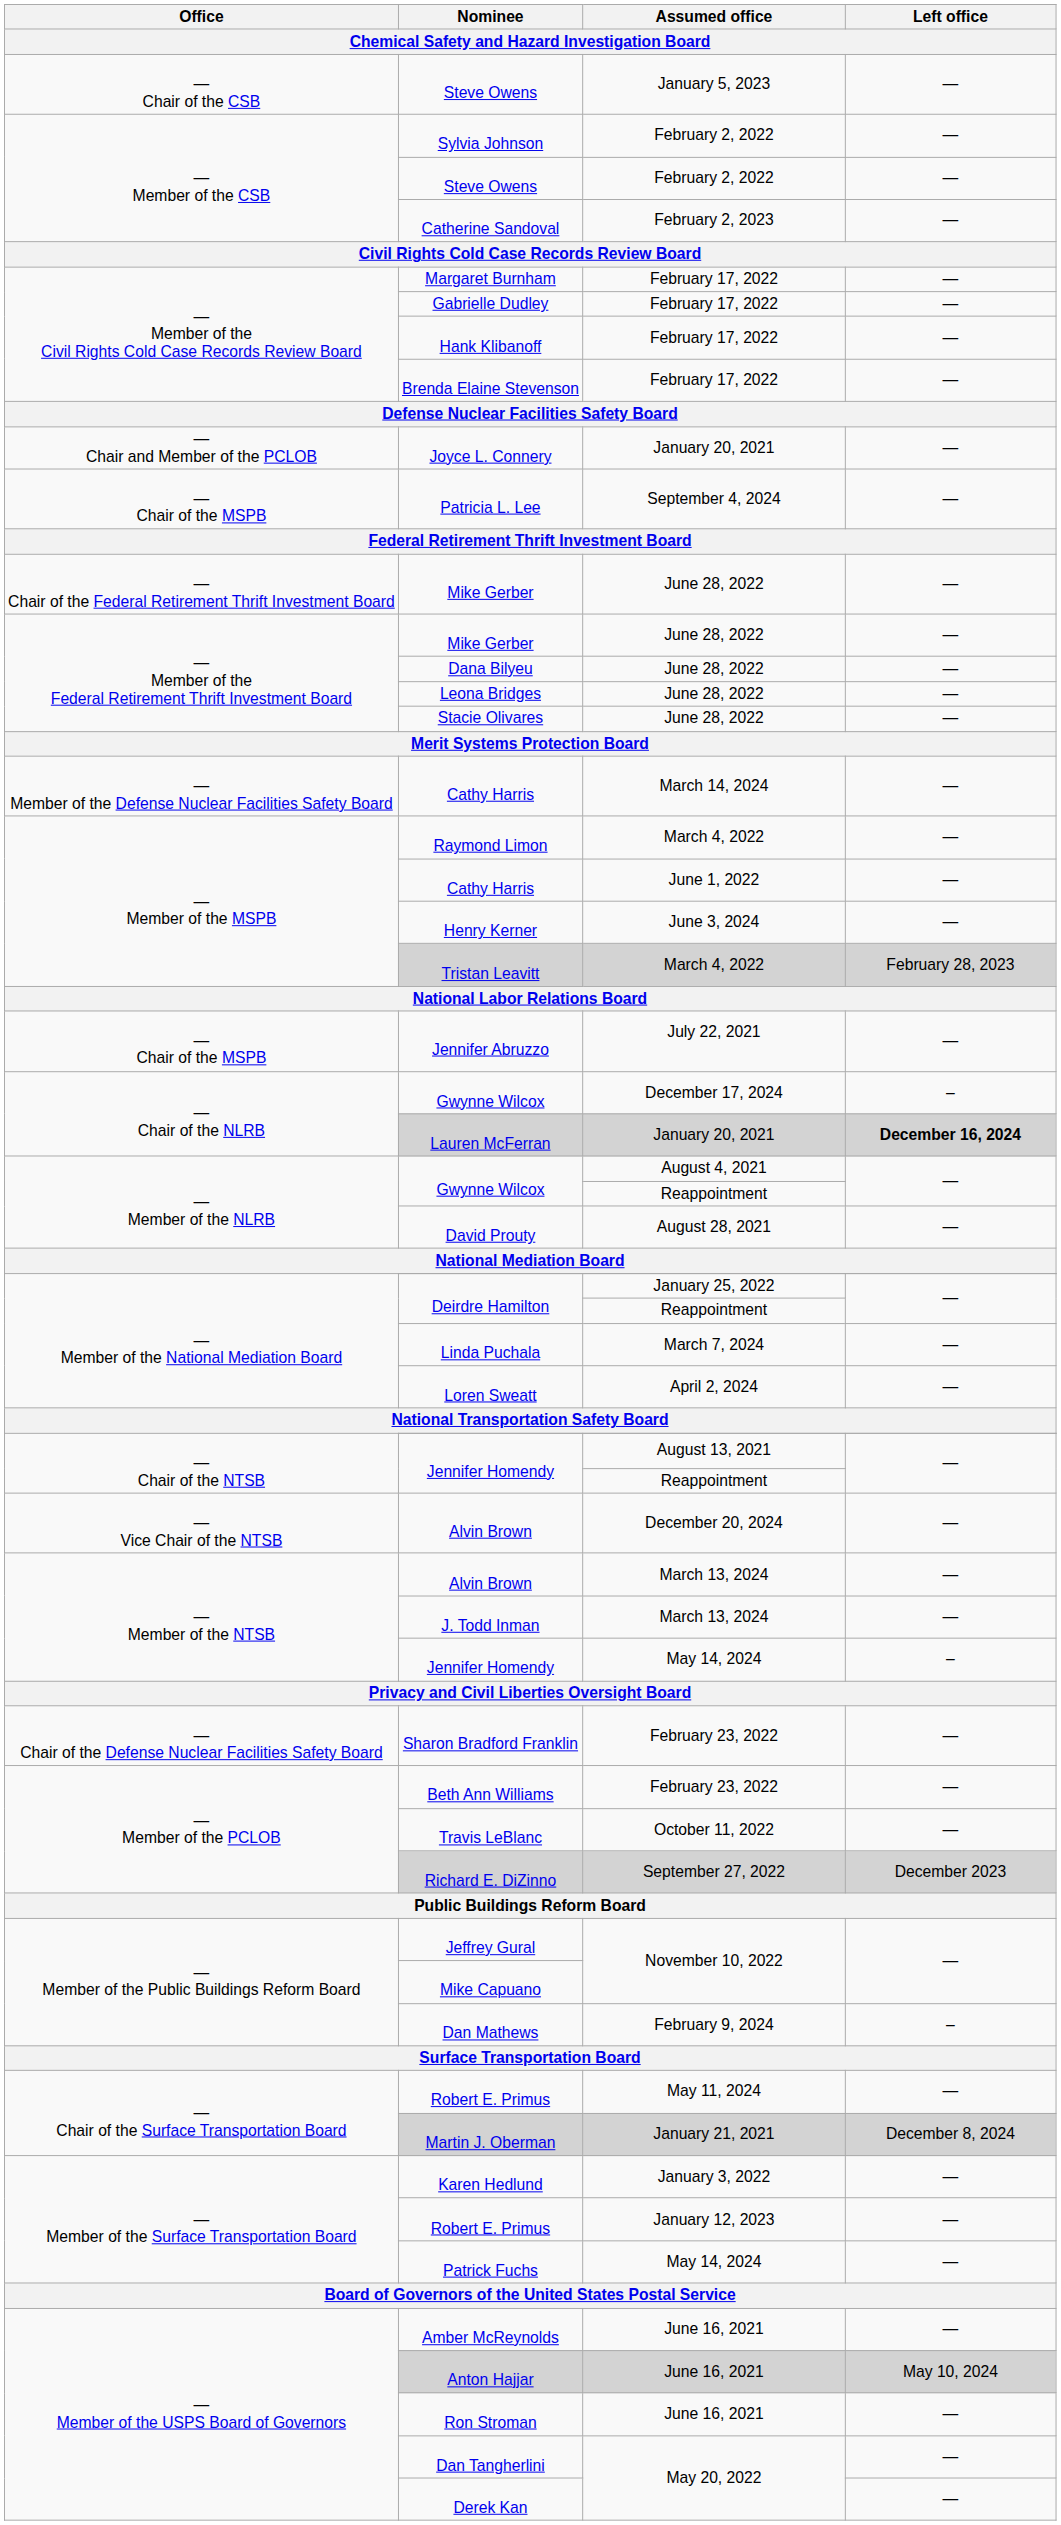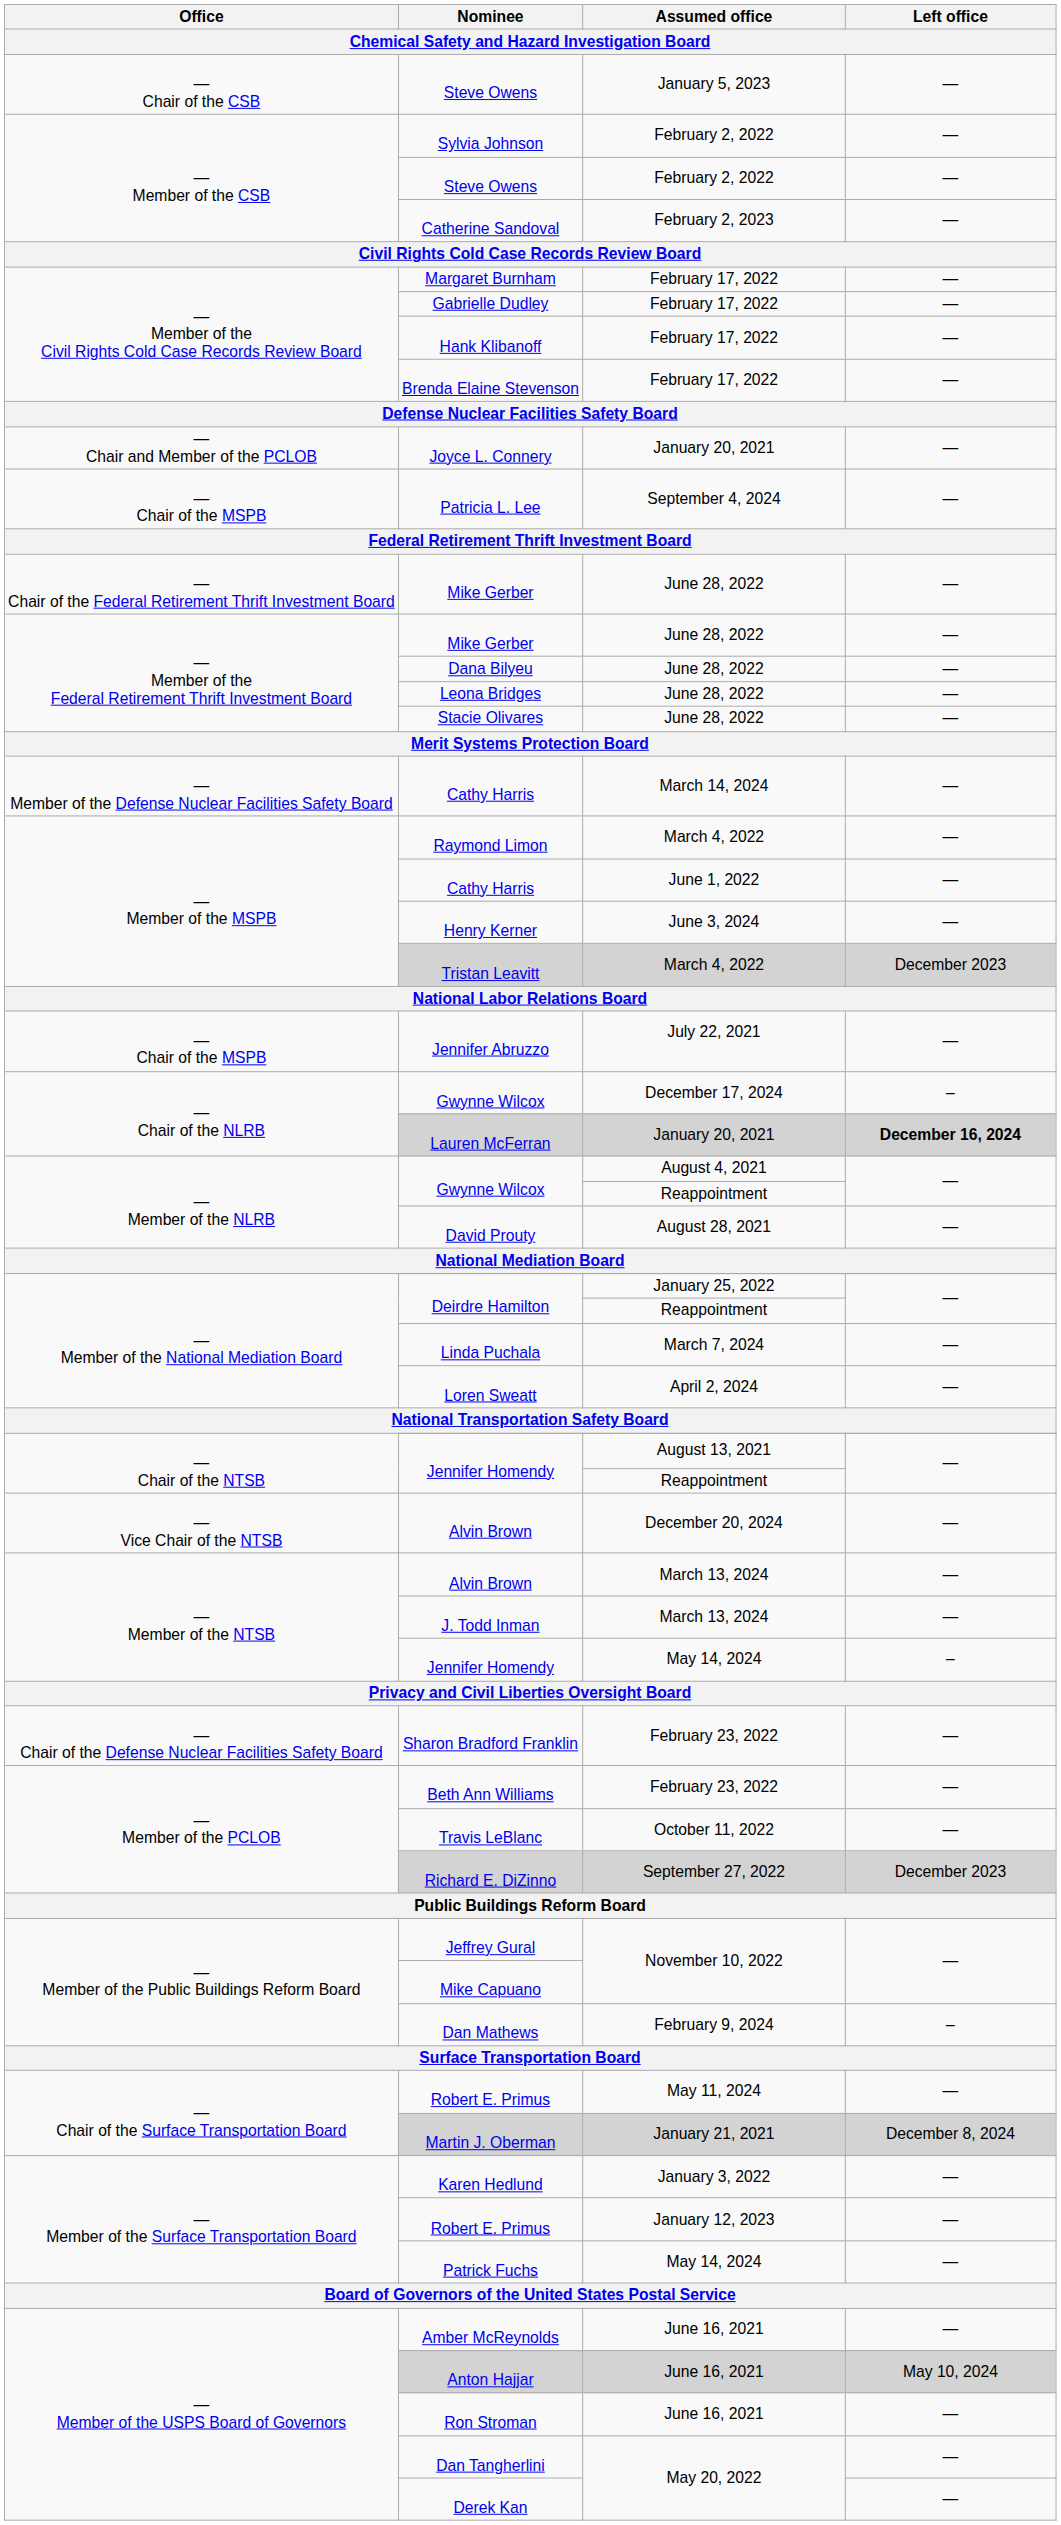(950, 964) February 28, 2023 -> (950, 964) December 2023
